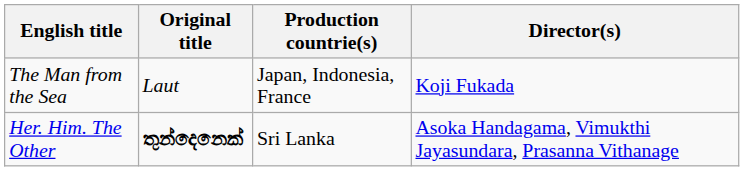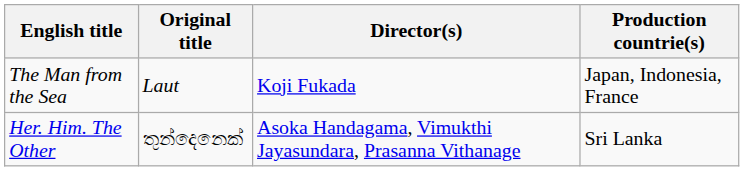columns swapped: (575, 31) <-> (332, 31)
(193, 138) bold -> (193, 138) normal
